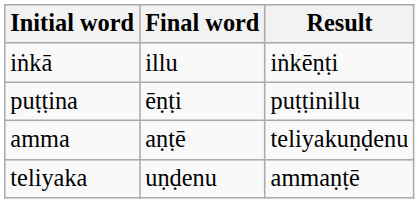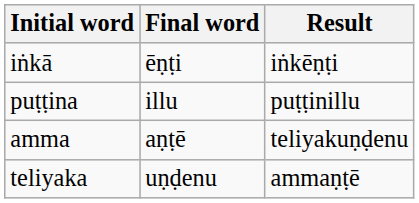(161, 62) illu -> (163, 62) ēṇṭi
(163, 100) ēṇṭi -> (161, 100) illu
